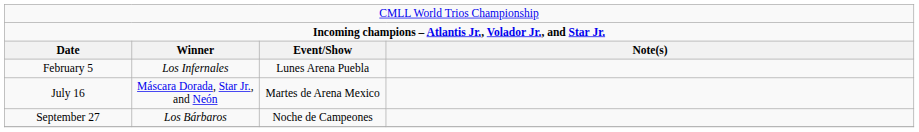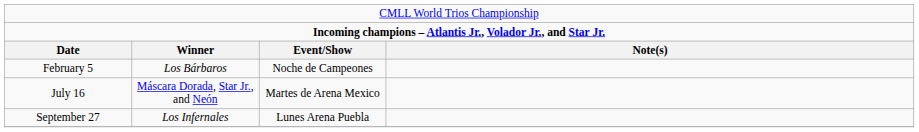(195, 68) Los Infernales -> (195, 68) Los Bárbaros
(323, 68) Lunes Arena Puebla -> (323, 68) Noche de Campeones
(195, 117) Los Bárbaros -> (195, 117) Los Infernales
(323, 117) Noche de Campeones -> (323, 117) Lunes Arena Puebla
